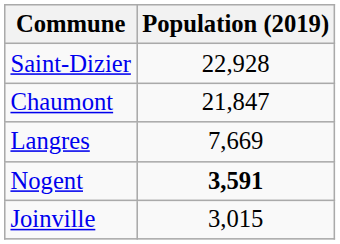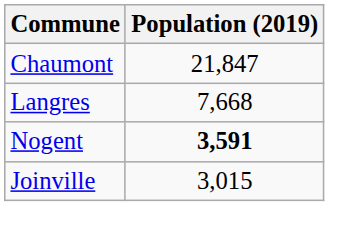- row: (71, 63)
(236, 141) 7,669 -> (225, 102) 7,668
